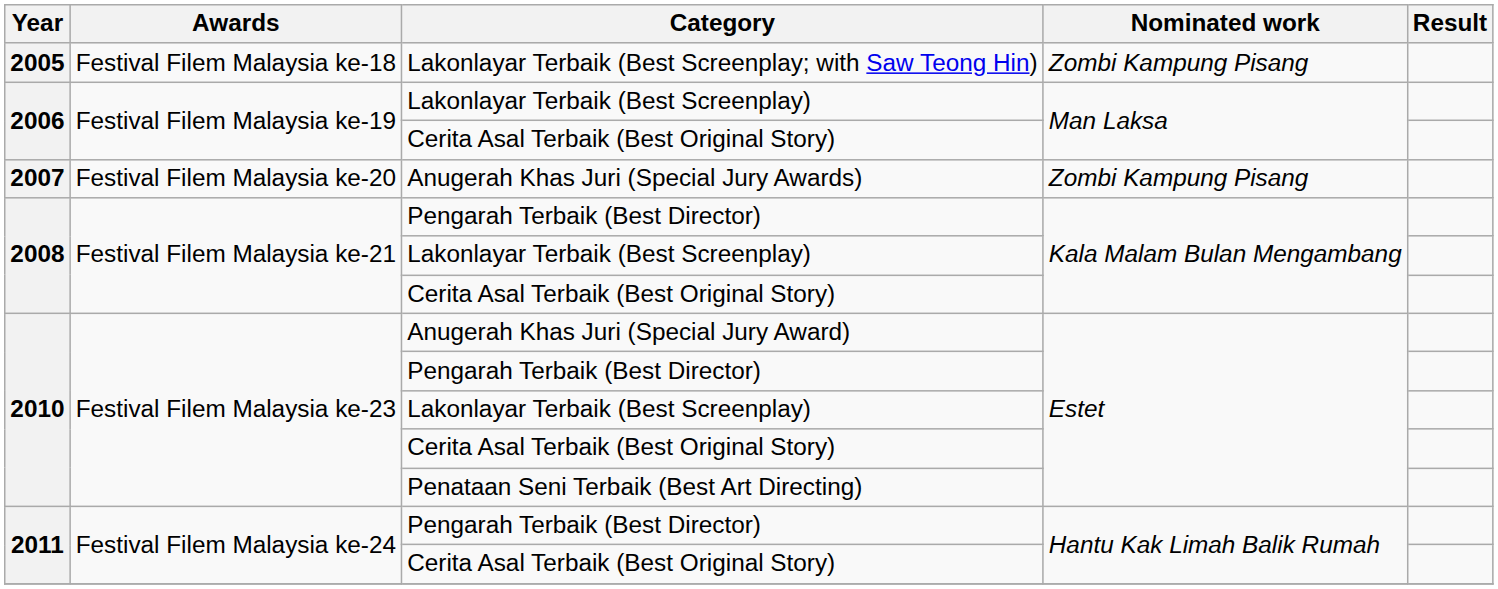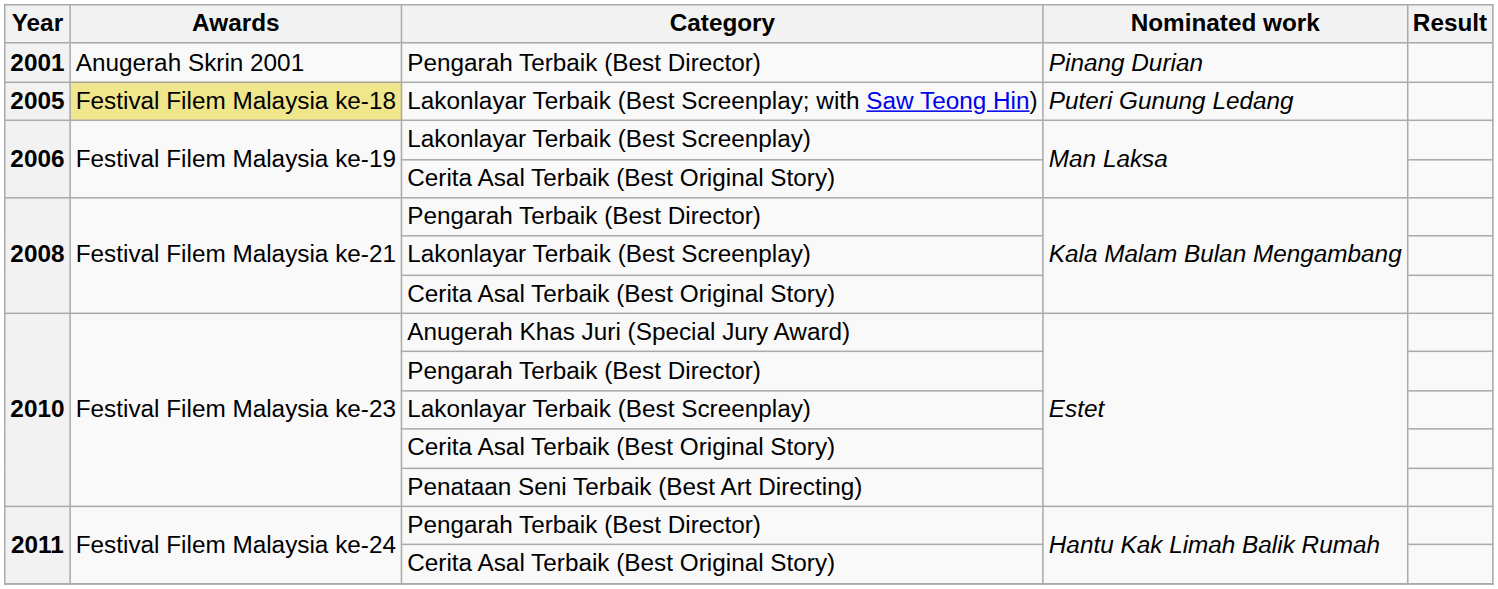+ row: (37, 62)
(236, 62) no background -> (236, 100) khaki background
(1179, 62) Zombi Kampung Pisang -> (1171, 100) Puteri Gunung Ledang
- row: (37, 178)
